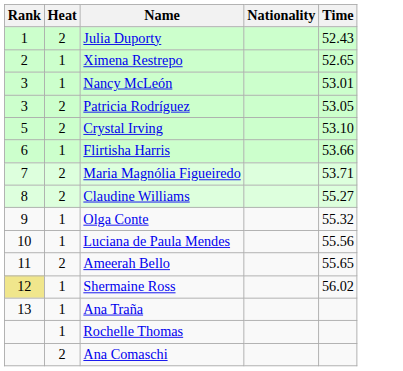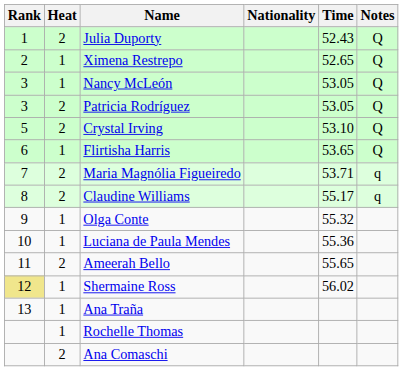+ column: (378, 15)
(338, 83) 53.01 -> (338, 83) 53.05
(338, 151) 53.66 -> (338, 151) 53.65
(338, 196) 55.27 -> (338, 196) 55.17
(338, 241) 55.56 -> (338, 241) 55.36
